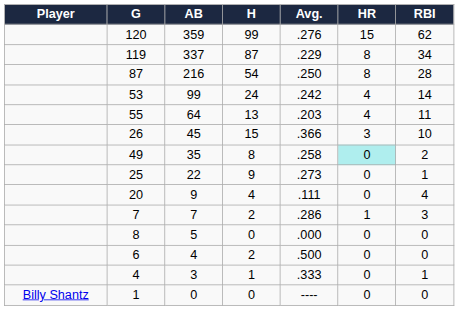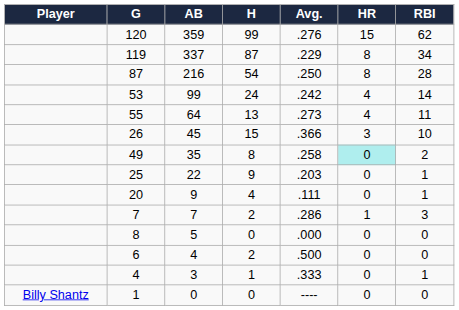(309, 114) .203 -> (309, 114) .273
(309, 174) .273 -> (309, 174) .203
(425, 194) 4 -> (425, 194) 1
